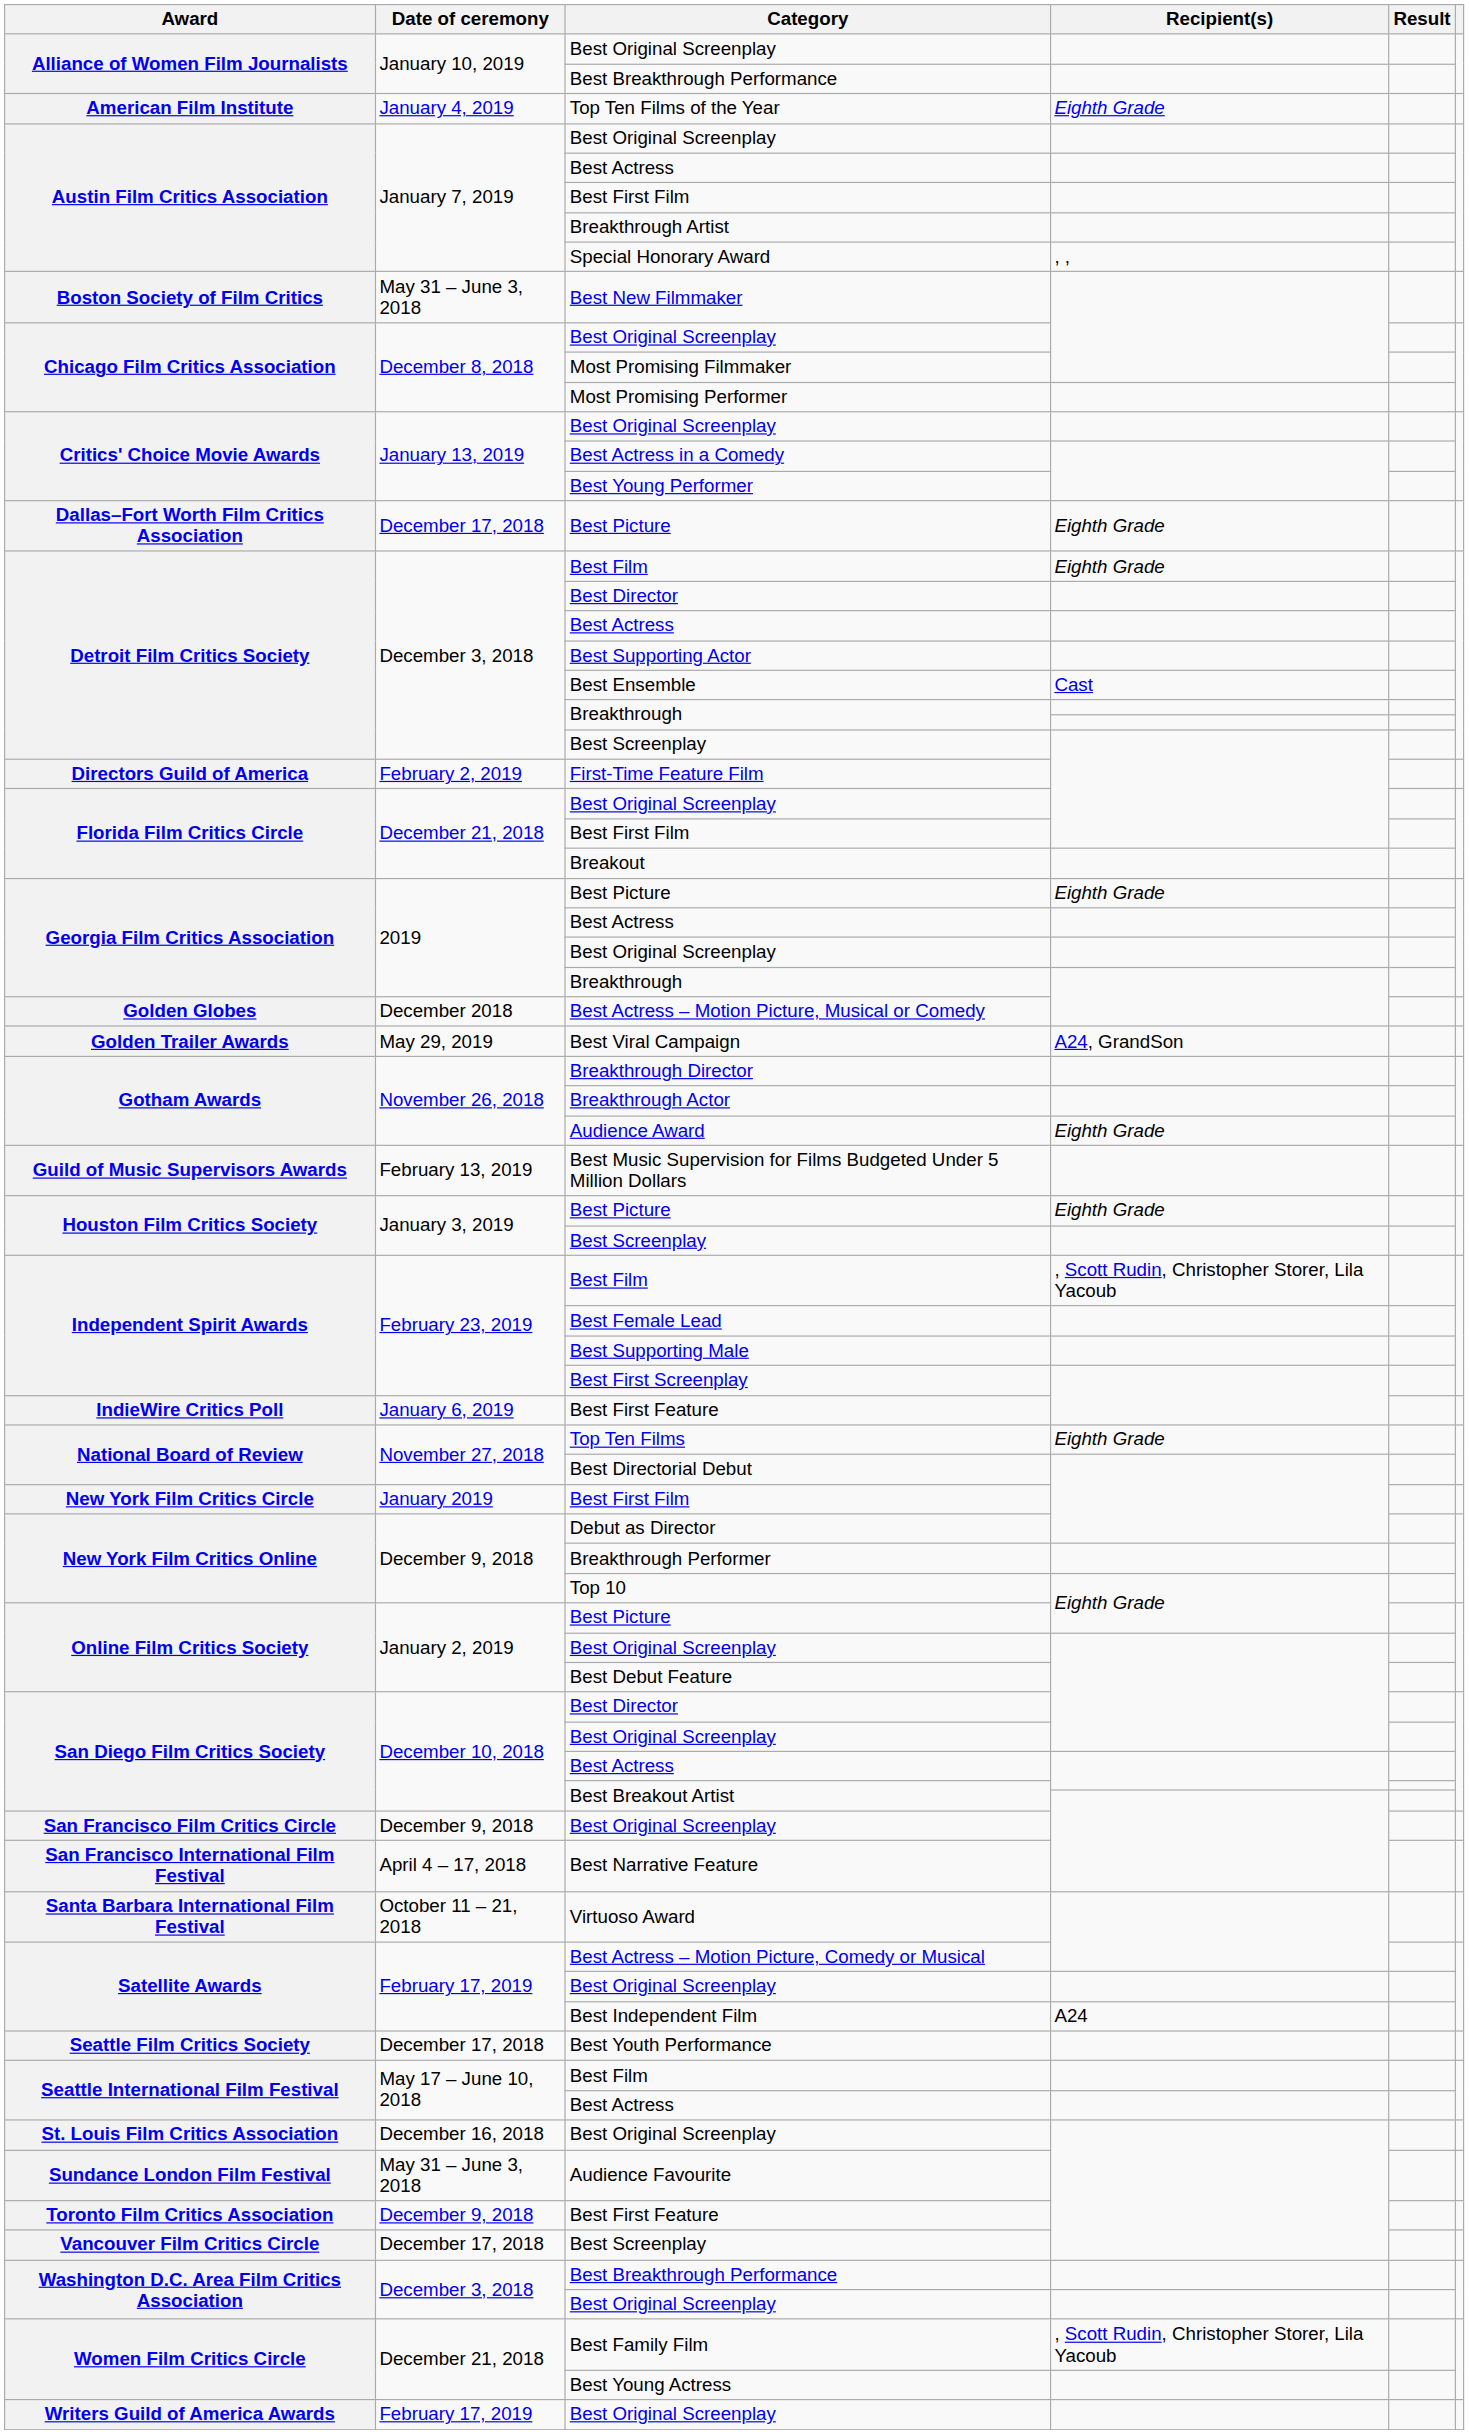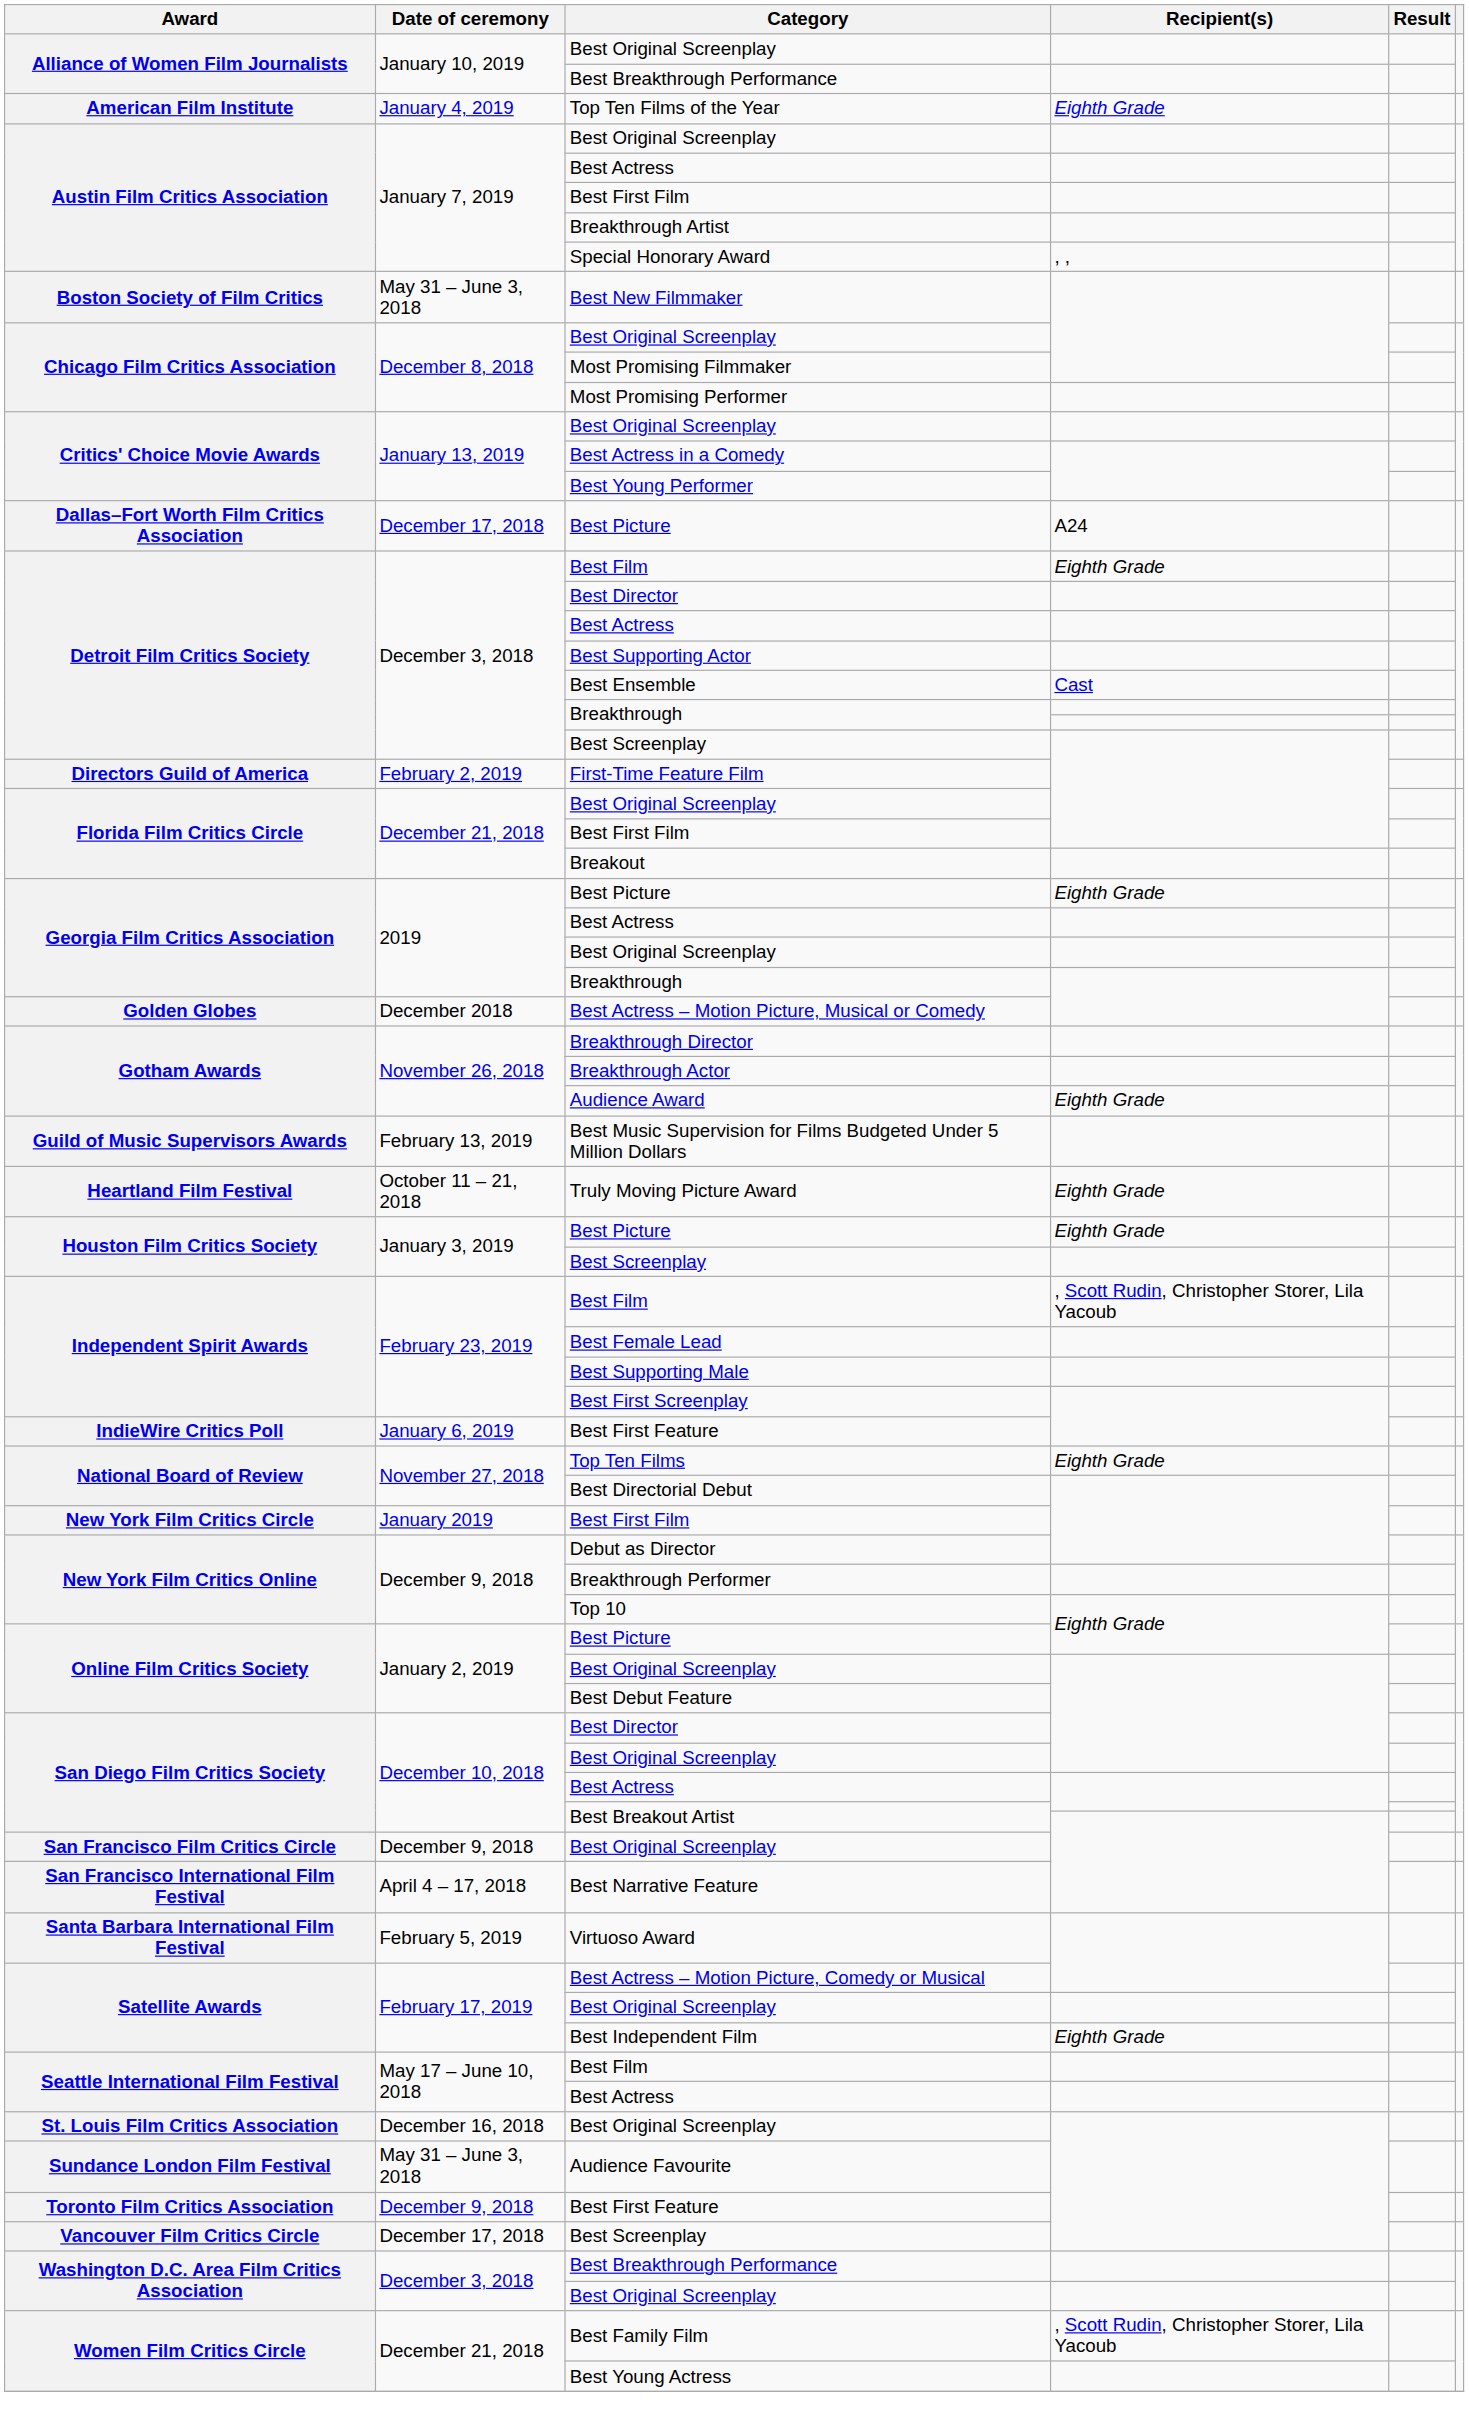(1110, 525) Eighth Grade -> (1071, 525) A24
- row: (190, 1041)
+ row: (190, 1191)
(448, 1916) October 11 – 21, 2018 -> (451, 1937) February 5, 2019
(1071, 2016) A24 -> (1110, 2037) Eighth Grade
- row: (190, 2045)
- row: (190, 2414)
